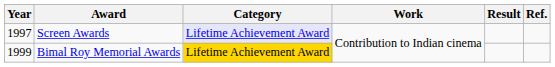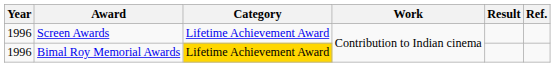(19, 33) 1997 -> (19, 33) 1996
(258, 33) lavender background -> (258, 33) no background
(19, 52) 1999 -> (19, 52) 1996
